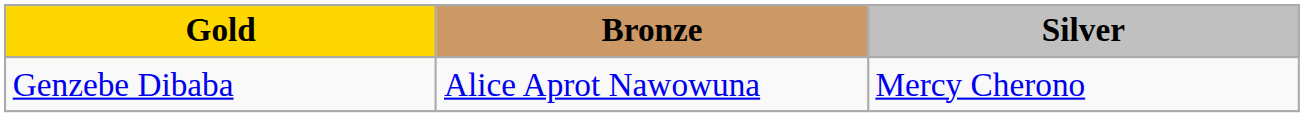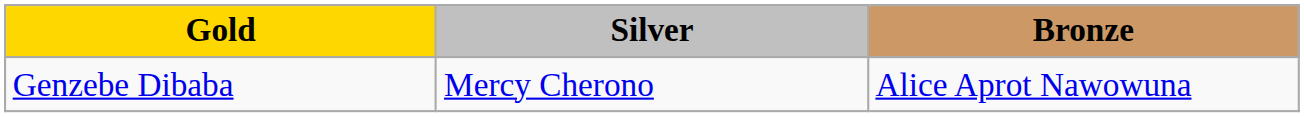columns swapped: (1083, 30) <-> (652, 30)
